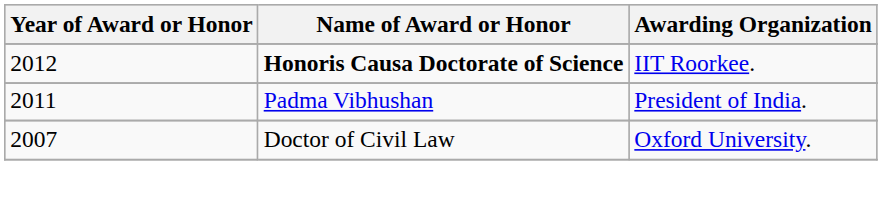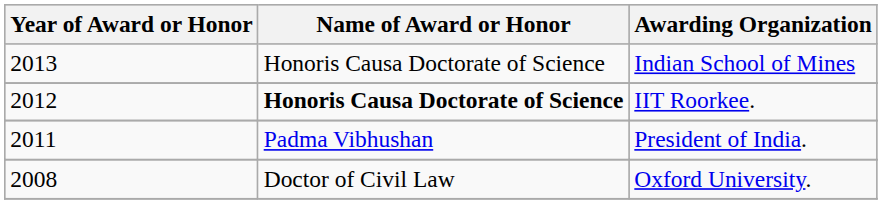+ row: (745, 62)
(34, 140) 2007 -> (34, 179) 2008
